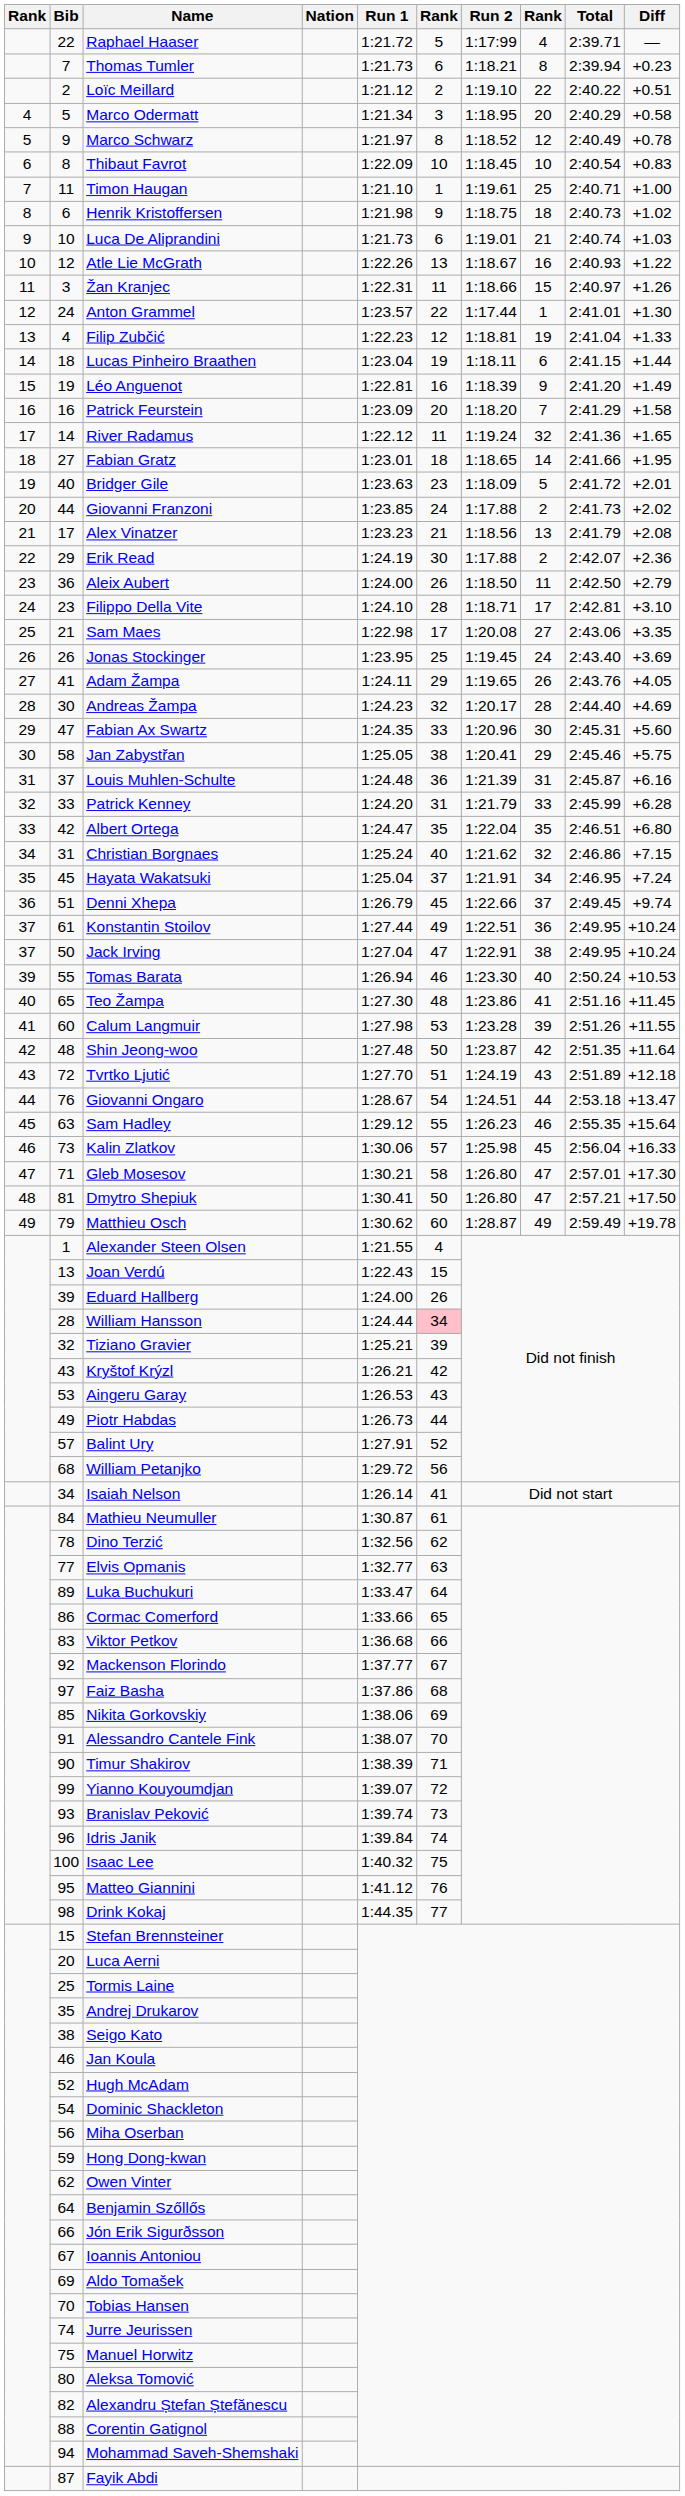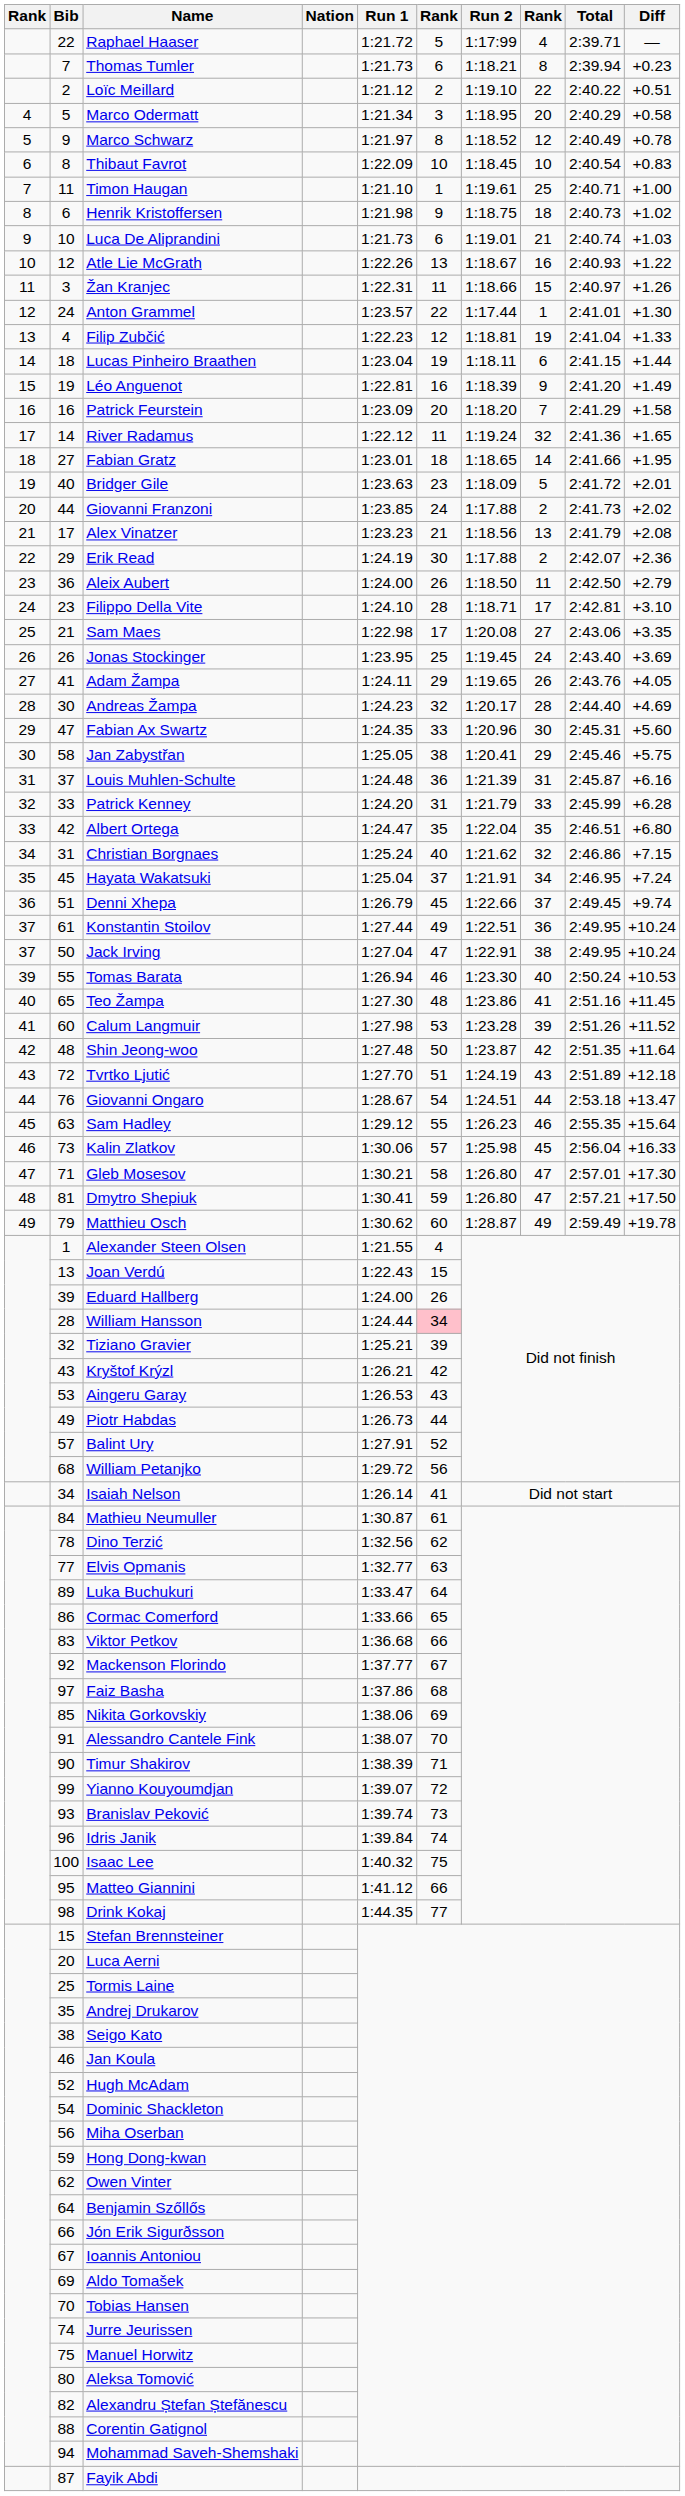(652, 1025) +11.55 -> (652, 1025) +11.52
(439, 1198) 50 -> (439, 1198) 59
(439, 1887) 76 -> (439, 1887) 66
